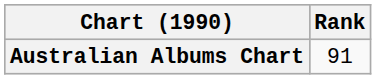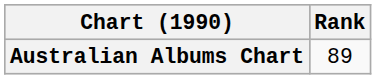(340, 57) 91 -> (340, 57) 89
